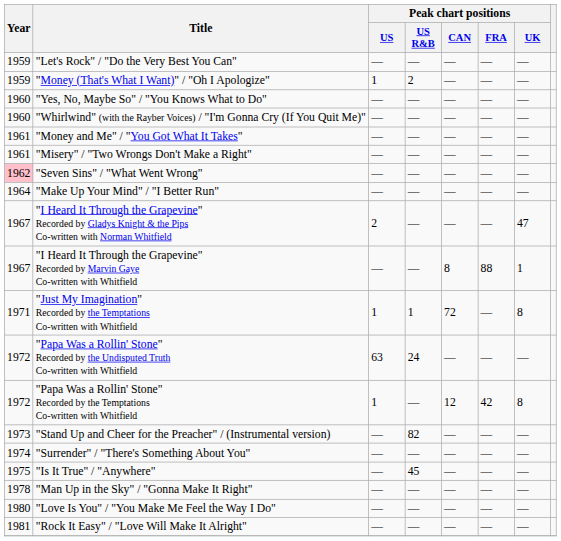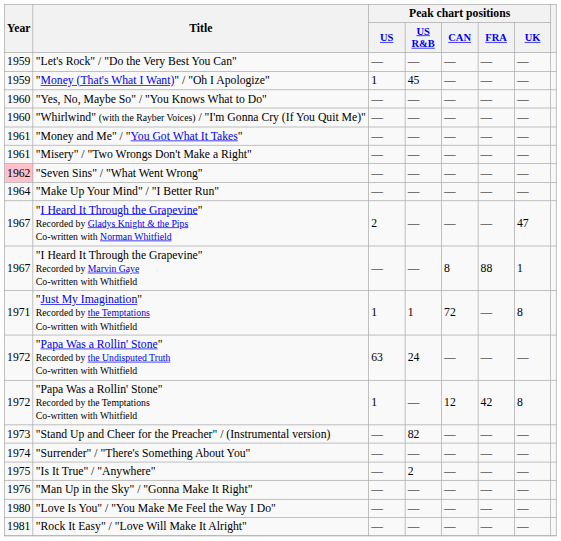(411, 80) 2 -> (413, 80) 45
(413, 471) 45 -> (411, 471) 2
(19, 489) 1978 -> (19, 489) 1976
